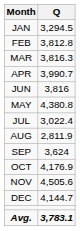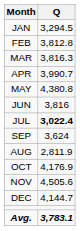rows swapped: (21, 105) <-> (21, 89)
(57, 120) normal -> (57, 120) bold
rows swapped: (21, 136) <-> (21, 151)
